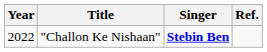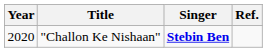(21, 36) 2022 -> (21, 36) 2020
